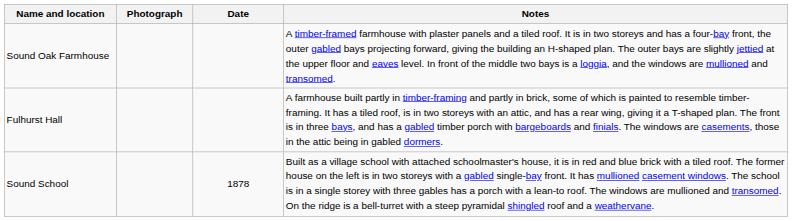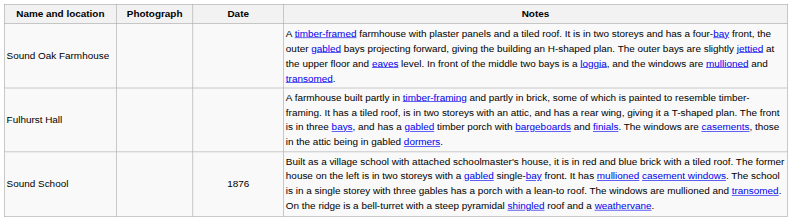(238, 184) 1878 -> (238, 184) 1876
